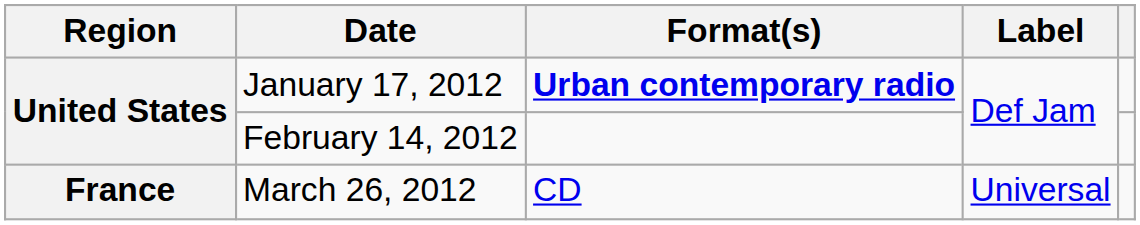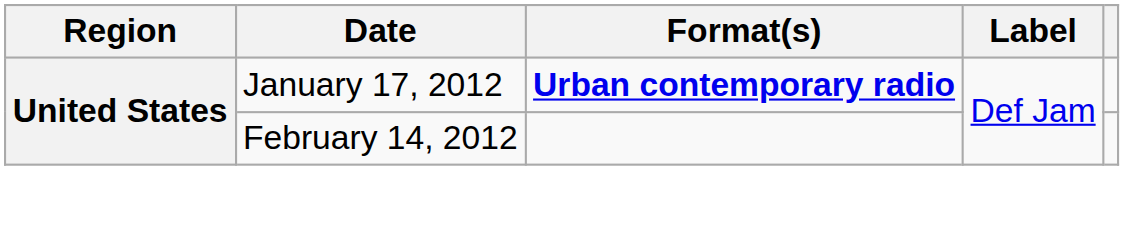- row: (360, 191)
